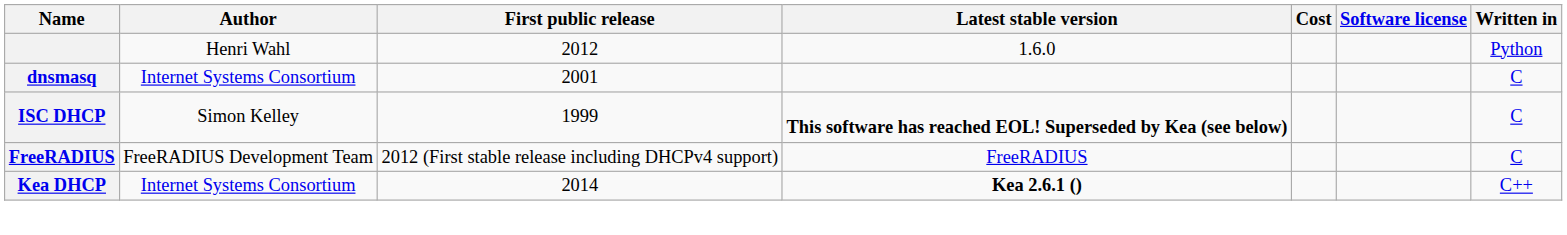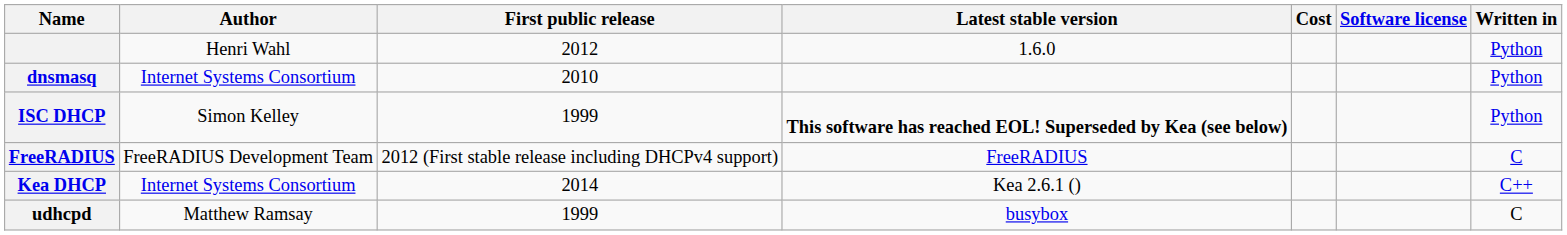(580, 77) 2001 -> (580, 77) 2010
(1516, 77) C -> (1516, 77) Python
(1516, 116) C -> (1516, 116) Python
(1037, 185) bold -> (1037, 185) normal
+ row: (62, 214)
